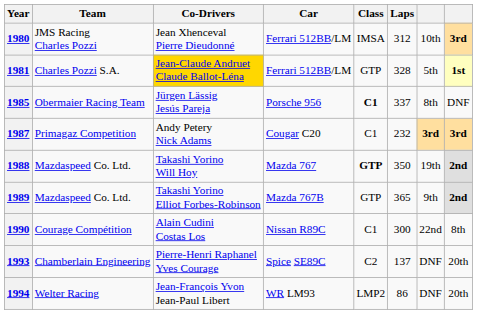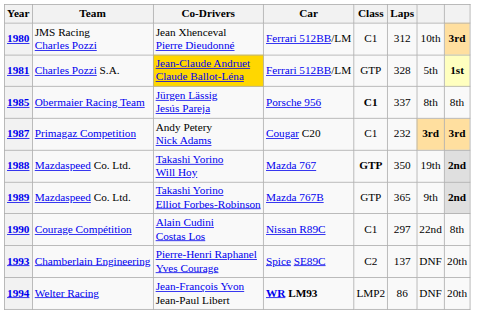(371, 39) IMSA -> (371, 39) C1
(458, 102) DNF -> (457, 102) 8th
(402, 230) 300 -> (402, 230) 297
(290, 293) normal -> (292, 293) bold
